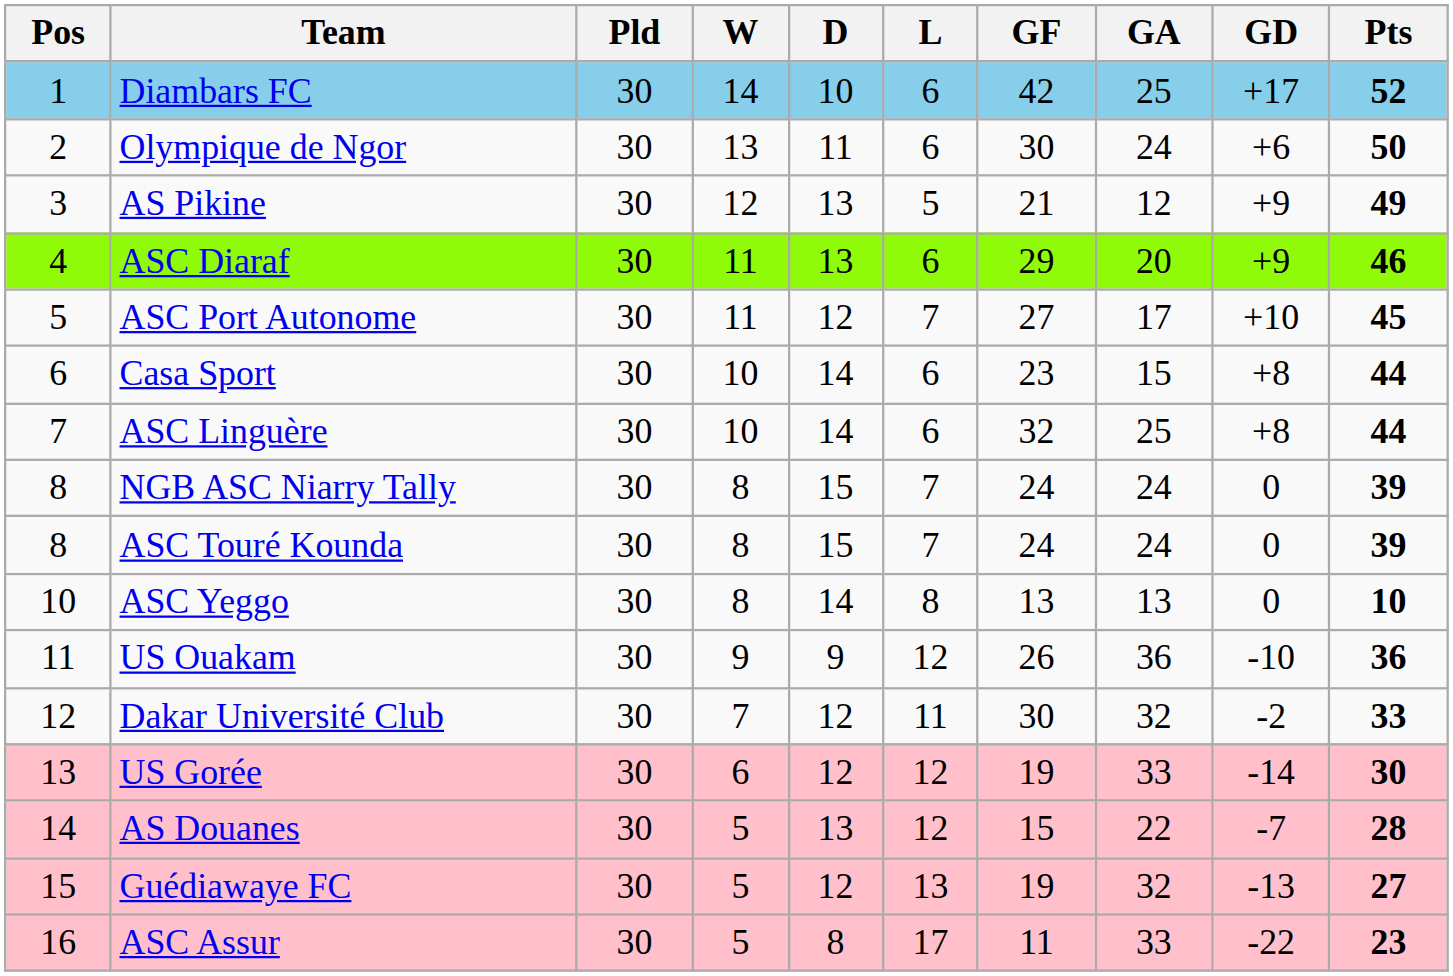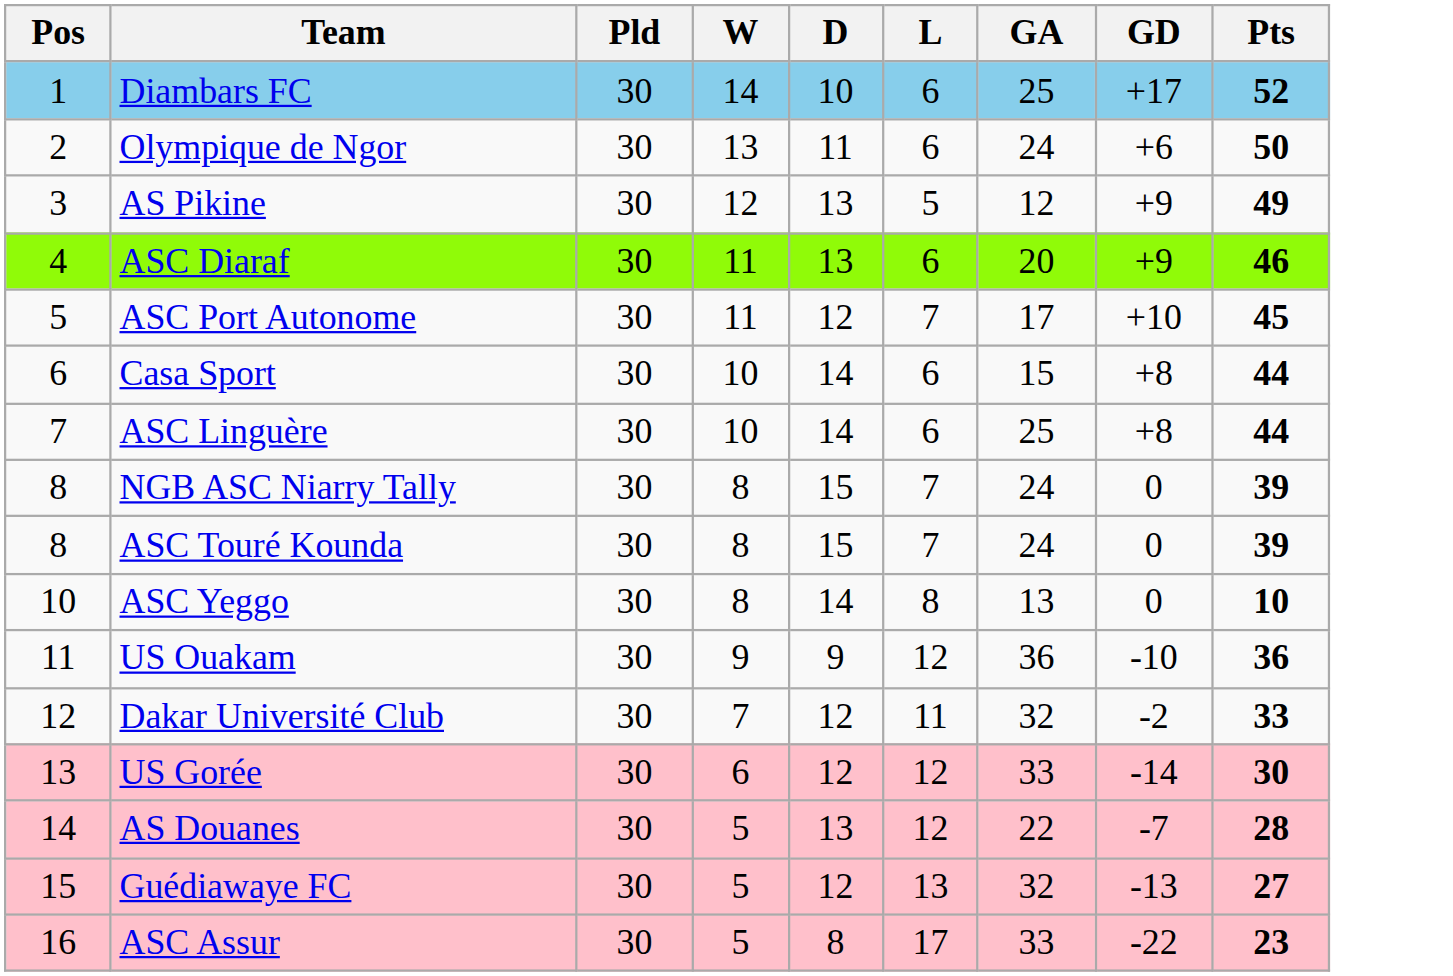- column: (1036, 32)
